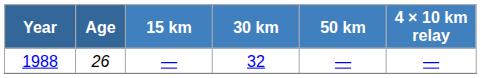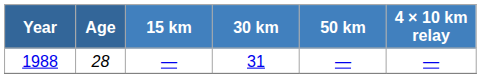(101, 61) 26 -> (101, 61) 28
(256, 61) 32 -> (256, 61) 31
